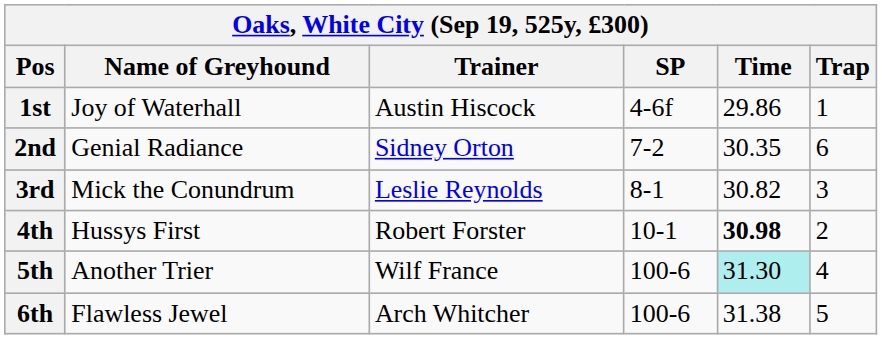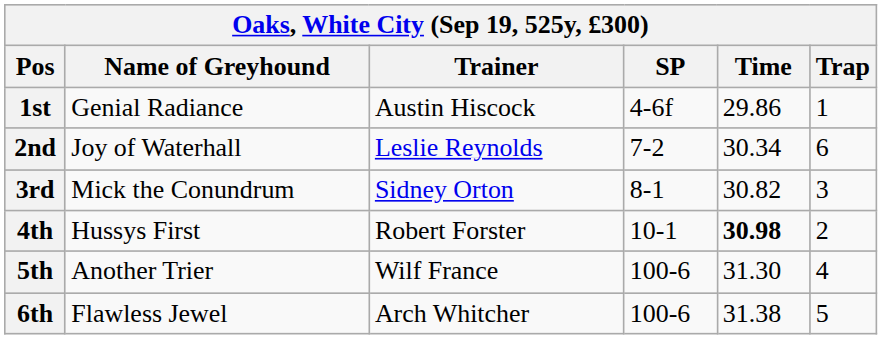(156, 107) Joy of Waterhall -> (157, 107) Genial Radiance
(157, 148) Genial Radiance -> (156, 148) Joy of Waterhall
(444, 148) Sidney Orton -> (459, 148) Leslie Reynolds
(752, 148) 30.35 -> (752, 148) 30.34
(459, 189) Leslie Reynolds -> (444, 189) Sidney Orton
(752, 271) paleturquoise background -> (752, 271) no background
